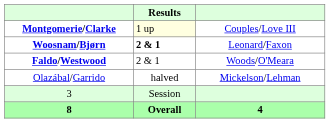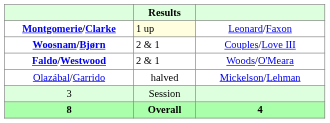(260, 28) Couples/Love III -> (260, 28) Leonard/Faxon
(148, 45) bold -> (148, 45) normal
(260, 45) Leonard/Faxon -> (260, 45) Couples/Love III
